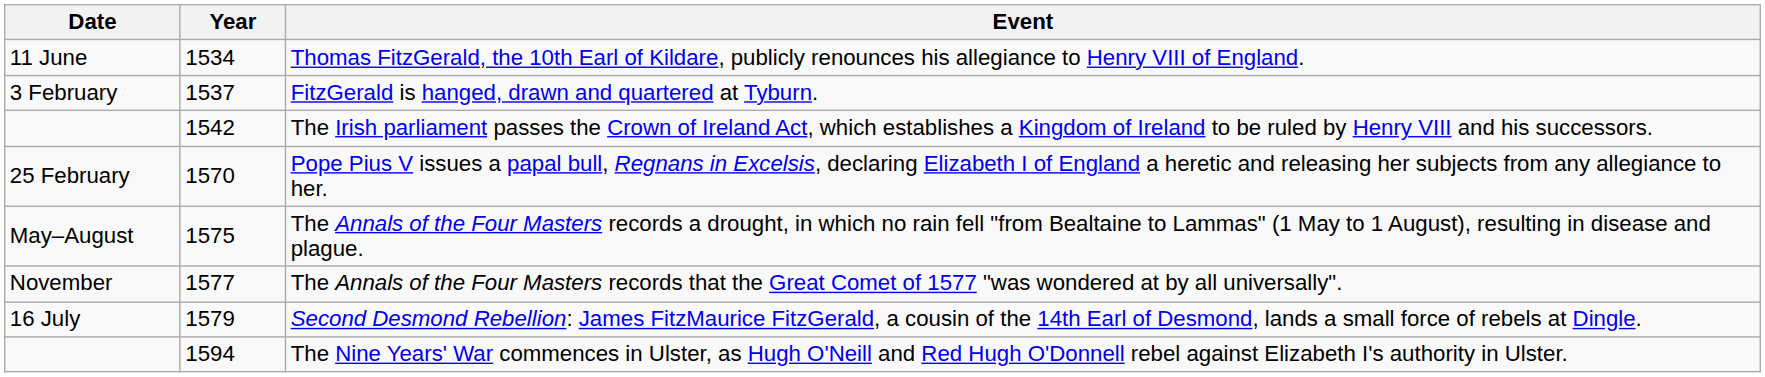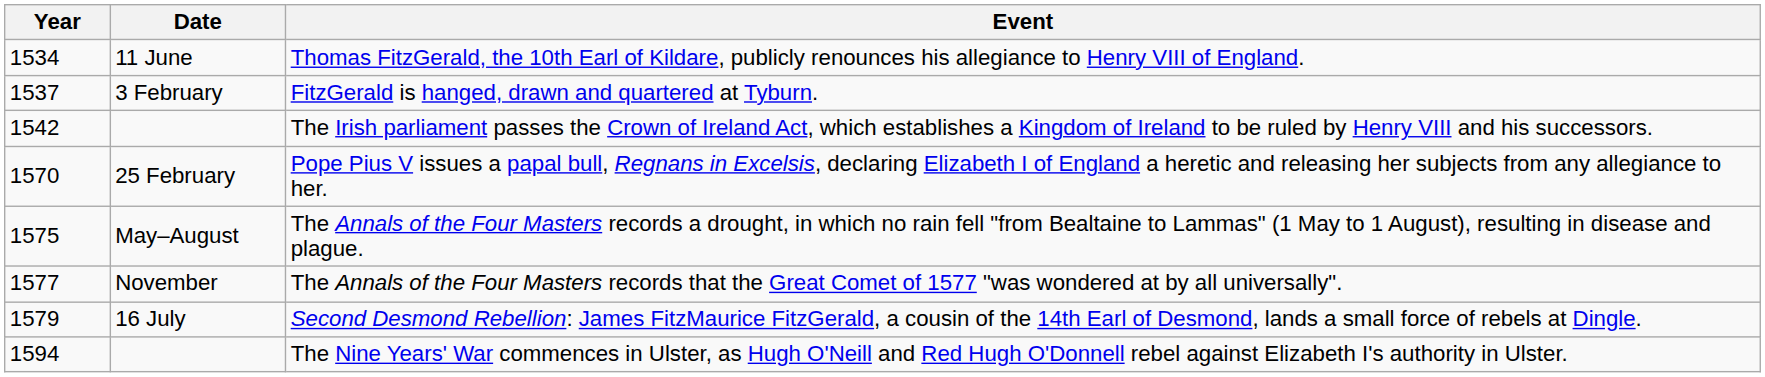columns swapped: (233, 22) <-> (92, 22)
